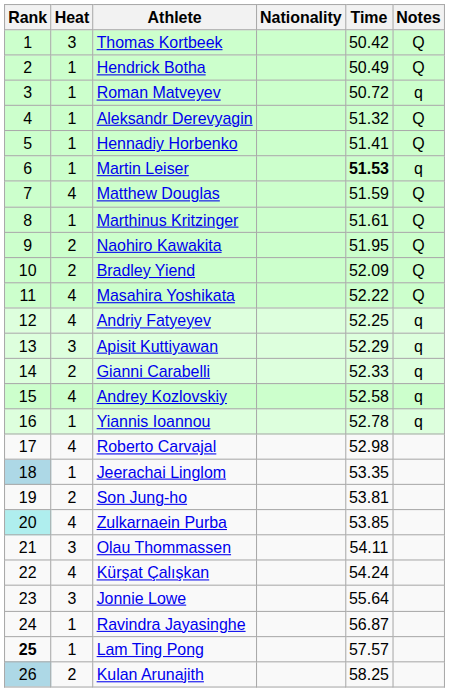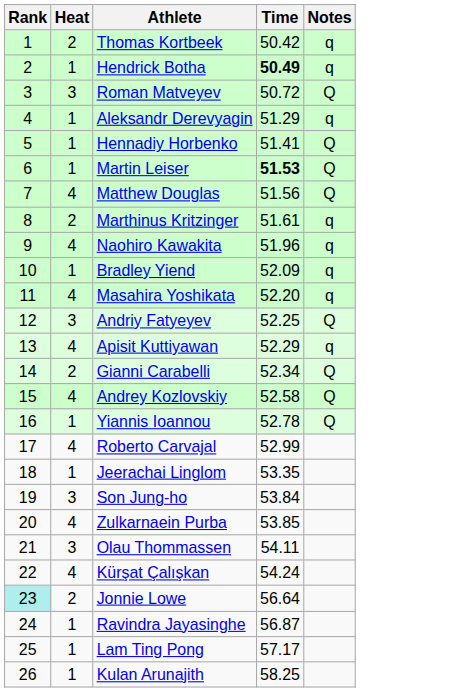- column: (301, 17)
(72, 43) 3 -> (72, 43) 2
(418, 43) Q -> (330, 43) q
(369, 68) normal -> (280, 68) bold
(418, 68) Q -> (330, 68) q
(72, 93) 1 -> (72, 93) 3
(418, 93) q -> (330, 93) Q
(369, 118) 51.32 -> (280, 118) 51.29
(418, 118) Q -> (330, 118) q
(418, 169) q -> (330, 169) Q
(369, 194) 51.59 -> (280, 194) 51.56
(72, 219) 1 -> (72, 219) 2
(418, 219) Q -> (330, 219) q
(72, 245) 2 -> (72, 245) 4
(369, 245) 51.95 -> (280, 245) 51.96
(418, 245) Q -> (330, 245) q
(72, 270) 2 -> (72, 270) 1
(418, 270) Q -> (330, 270) q
(369, 295) 52.22 -> (280, 295) 52.20
(418, 295) Q -> (330, 295) q
(72, 321) 4 -> (72, 321) 3
(418, 321) q -> (330, 321) Q
(72, 346) 3 -> (72, 346) 4
(369, 371) 52.33 -> (280, 371) 52.34
(418, 371) q -> (330, 371) Q
(418, 396) q -> (330, 396) Q
(418, 422) q -> (330, 422) Q
(369, 447) 52.98 -> (280, 447) 52.99
(28, 472) lightblue background -> (28, 472) no background
(72, 497) 2 -> (72, 497) 3
(369, 497) 53.81 -> (280, 497) 53.84
(28, 523) paleturquoise background -> (28, 523) no background
(28, 598) no background -> (28, 598) paleturquoise background
(72, 598) 3 -> (72, 598) 2
(369, 598) 55.64 -> (280, 598) 56.64
(28, 649) bold -> (28, 649) normal
(369, 649) 57.57 -> (280, 649) 57.17
(28, 674) lightblue background -> (28, 674) no background
(72, 674) 2 -> (72, 674) 1
